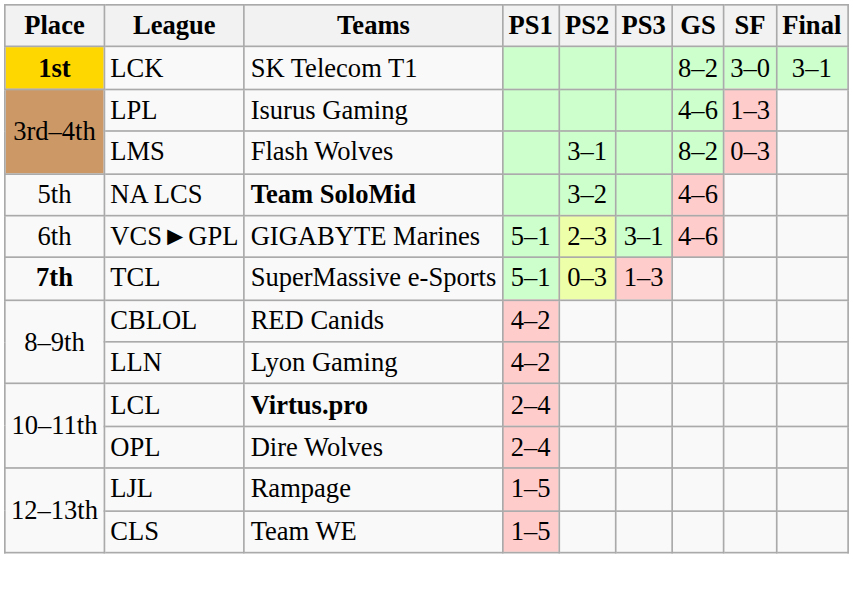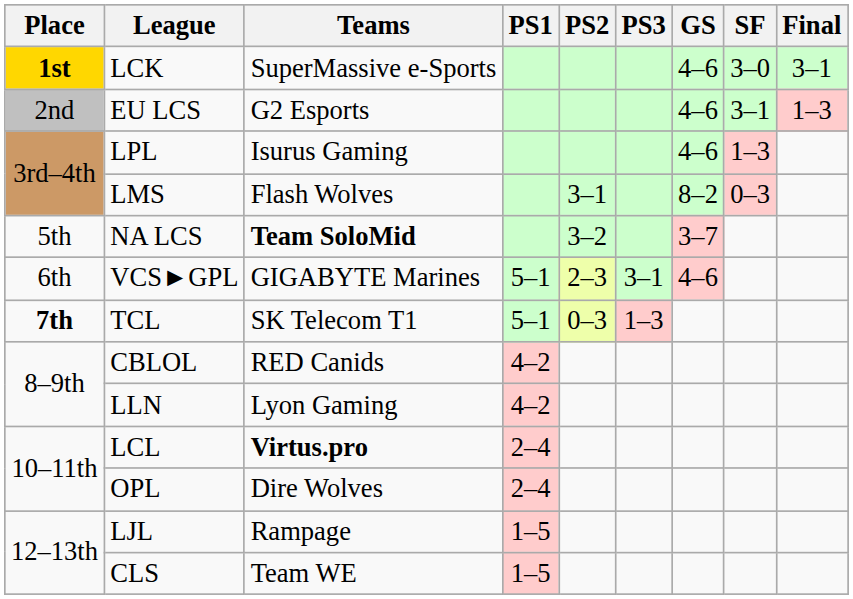(334, 67) SK Telecom T1 -> (373, 67) SuperMassive e-Sports
(698, 67) 8–2 -> (698, 67) 4–6
+ row: (156, 109)
(698, 194) 4–6 -> (698, 236) 3–7
(373, 278) SuperMassive e-Sports -> (334, 320) SK Telecom T1
